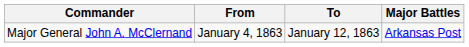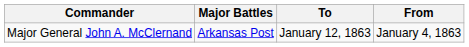columns swapped: (240, 13) <-> (423, 13)
